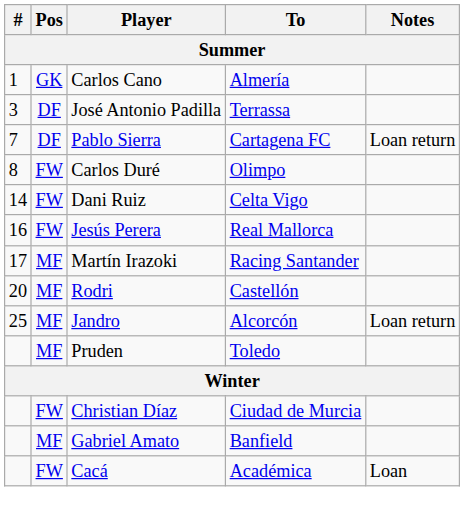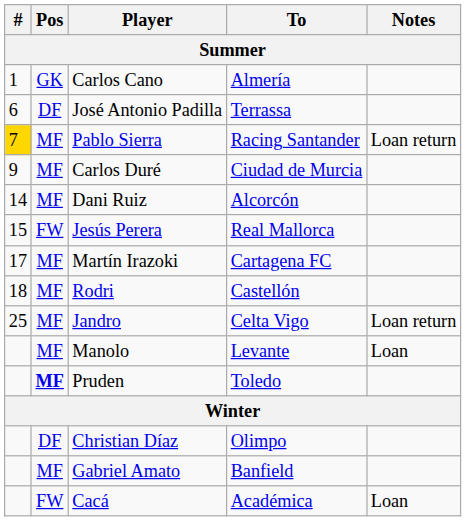(13, 109) 3 -> (13, 109) 6
(13, 140) no background -> (13, 140) gold background
(49, 140) DF -> (50, 140) MF
(280, 140) Cartagena FC -> (295, 140) Racing Santander
(13, 170) 8 -> (13, 170) 9
(49, 170) FW -> (50, 170) MF
(258, 170) Olimpo -> (296, 170) Ciudad de Murcia
(49, 200) FW -> (50, 200) MF
(269, 200) Celta Vigo -> (265, 200) Alcorcón
(18, 230) 16 -> (18, 230) 15
(294, 260) Racing Santander -> (281, 260) Cartagena FC
(18, 290) 20 -> (18, 290) 18
(264, 320) Alcorcón -> (270, 320) Celta Vigo
+ row: (101, 350)
(49, 350) normal -> (50, 380) bold
(49, 410) FW -> (50, 440) DF
(295, 410) Ciudad de Murcia -> (259, 440) Olimpo
